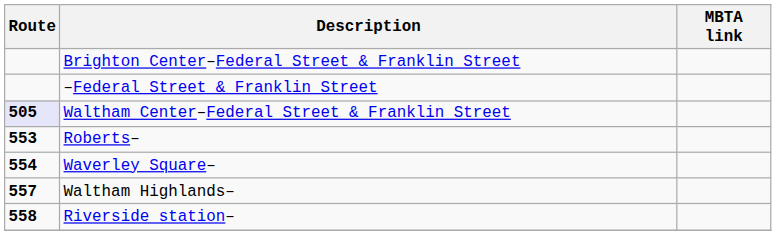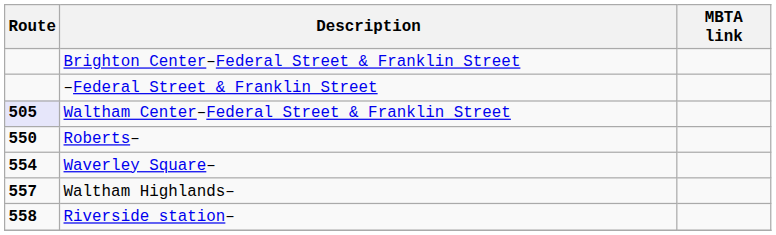(23, 139) 553 -> (23, 139) 550
